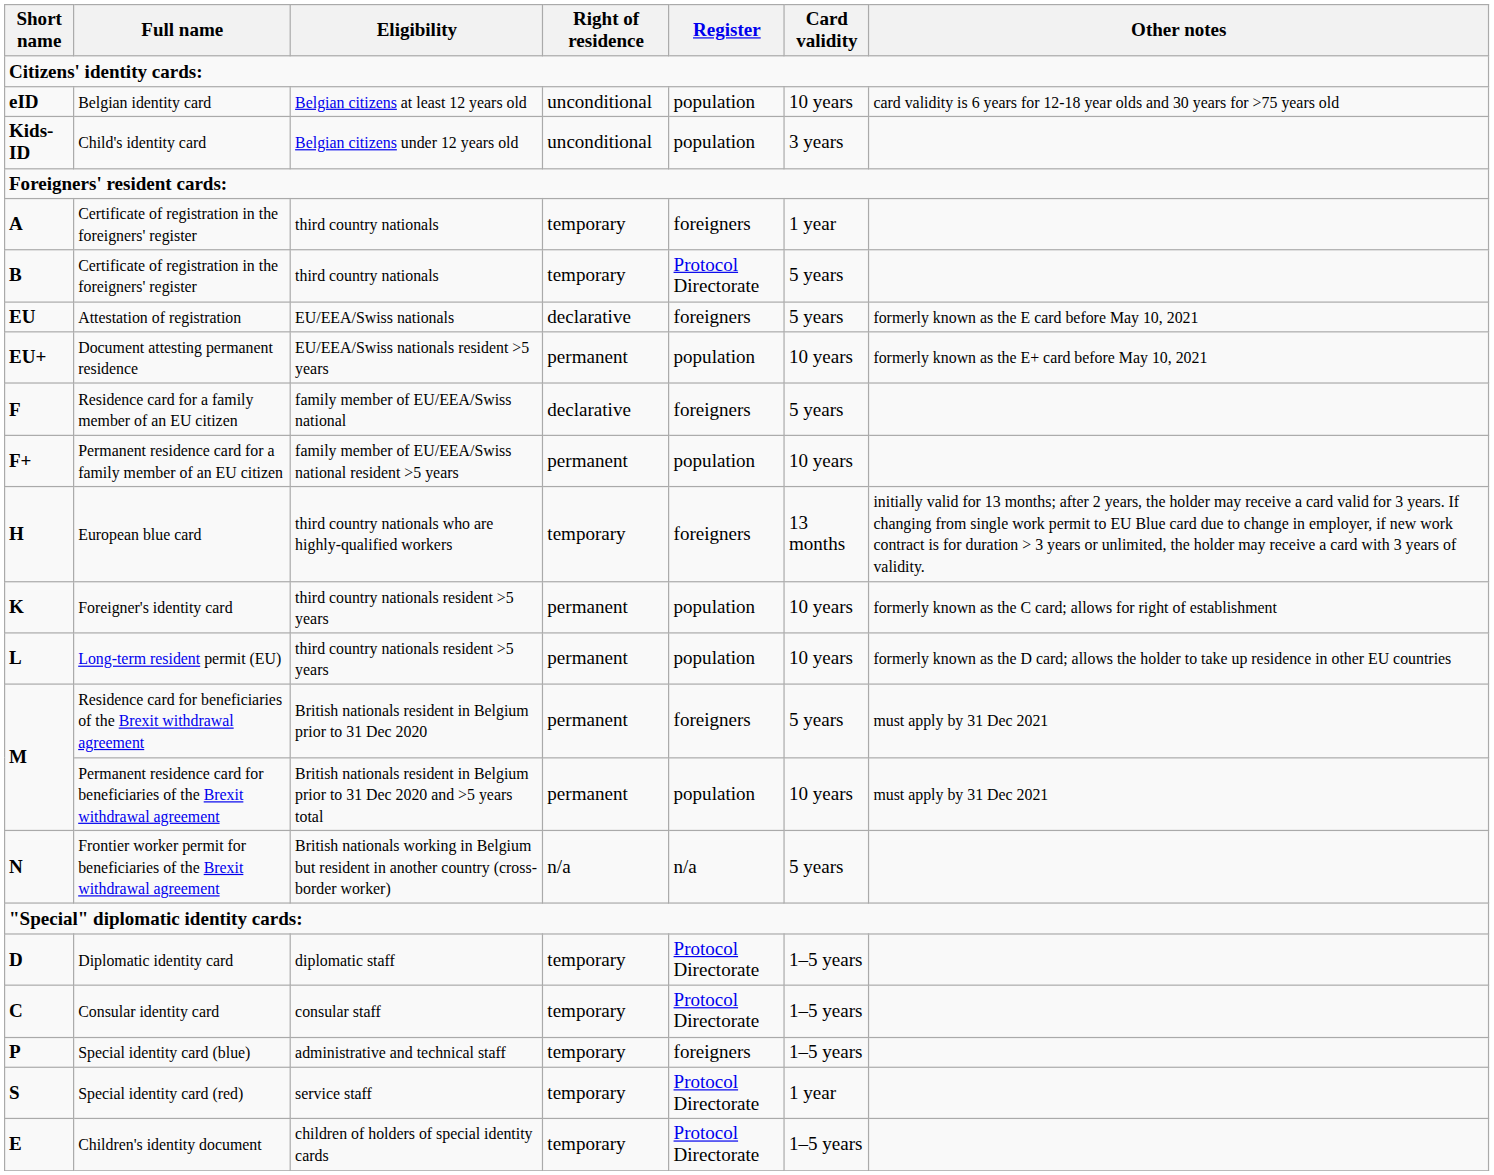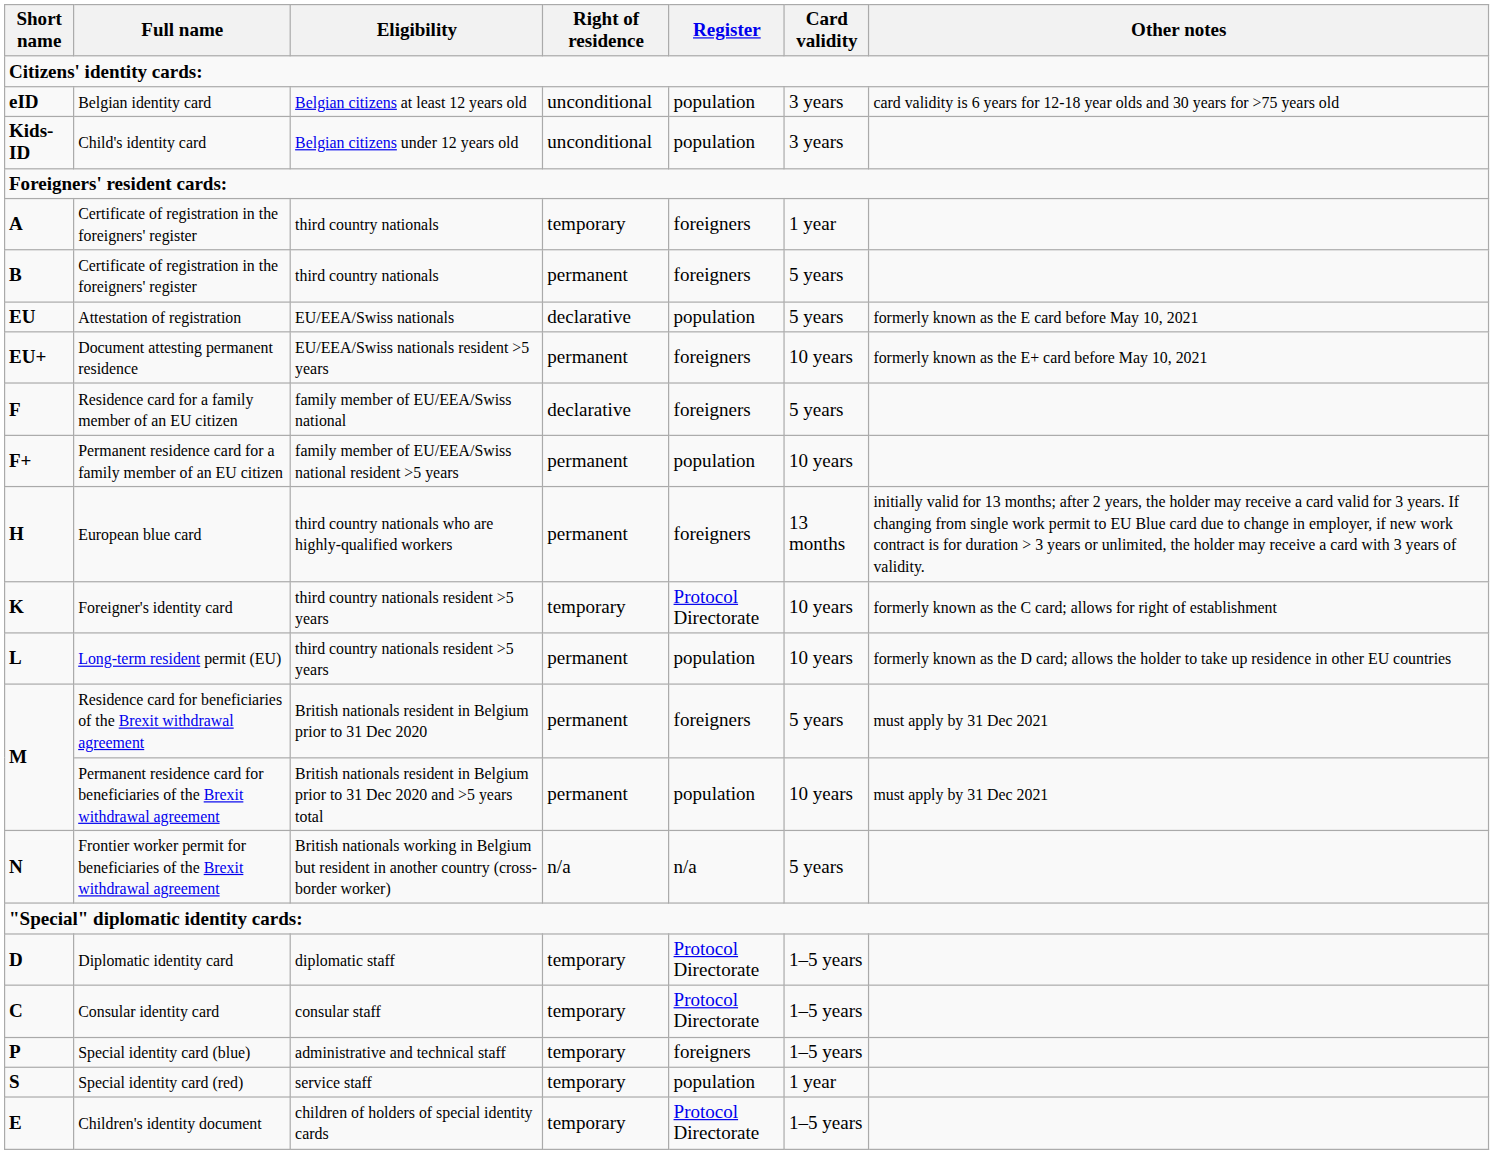(821, 101) 10 years -> (816, 101) 3 years
(586, 275) temporary -> (588, 275) permanent
(716, 275) Protocol Directorate -> (712, 275) foreigners
(712, 316) foreigners -> (714, 316) population
(714, 357) population -> (712, 357) foreigners
(586, 533) temporary -> (588, 533) permanent
(588, 606) permanent -> (586, 606) temporary
(714, 606) population -> (716, 606) Protocol Directorate
(716, 1092) Protocol Directorate -> (714, 1082) population
